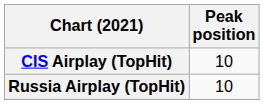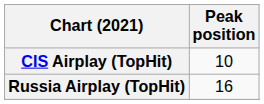(224, 86) 10 -> (224, 86) 16
